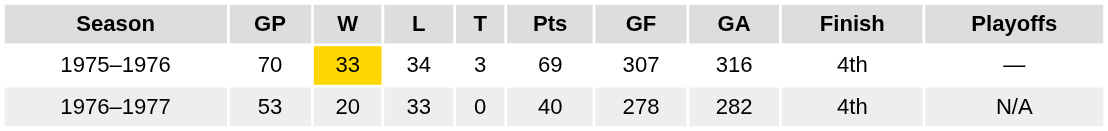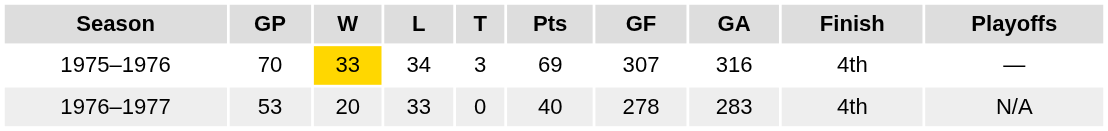(734, 106) 282 -> (734, 106) 283
